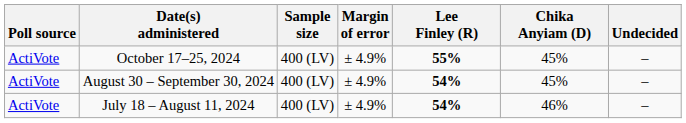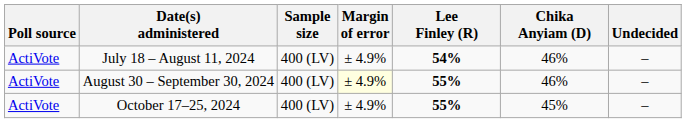rows swapped: (178, 58) <-> (178, 106)
(365, 82) no background -> (365, 82) lightyellow background
(447, 82) 54% -> (447, 82) 55%
(555, 82) 45% -> (555, 82) 46%
